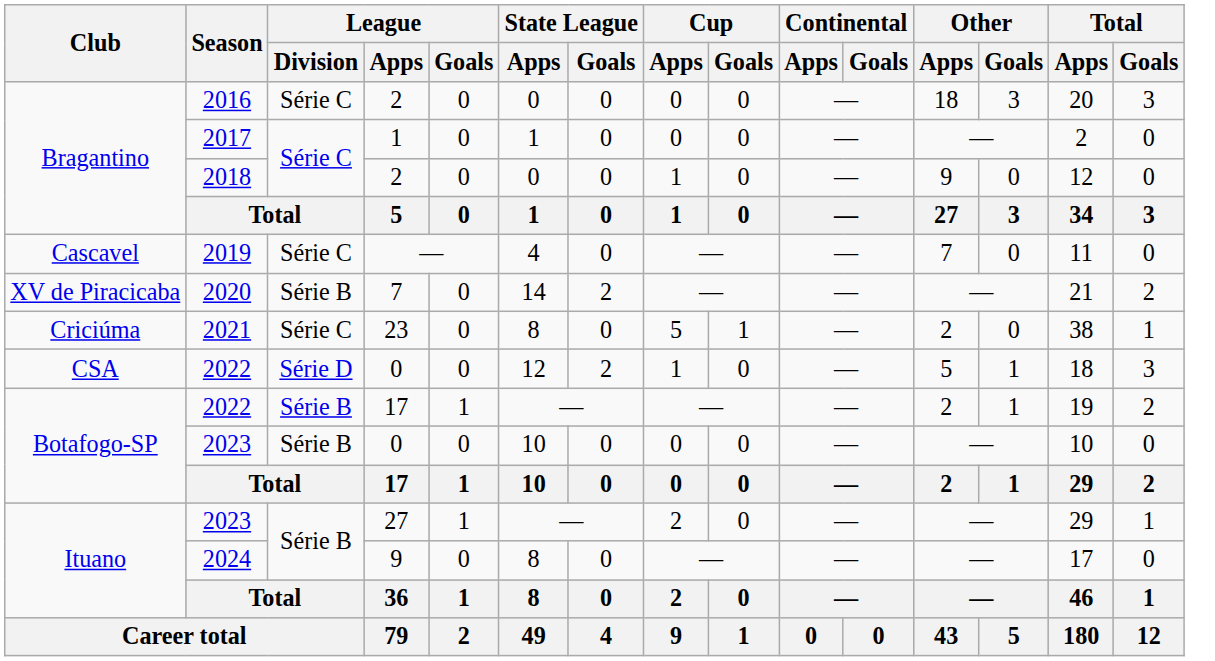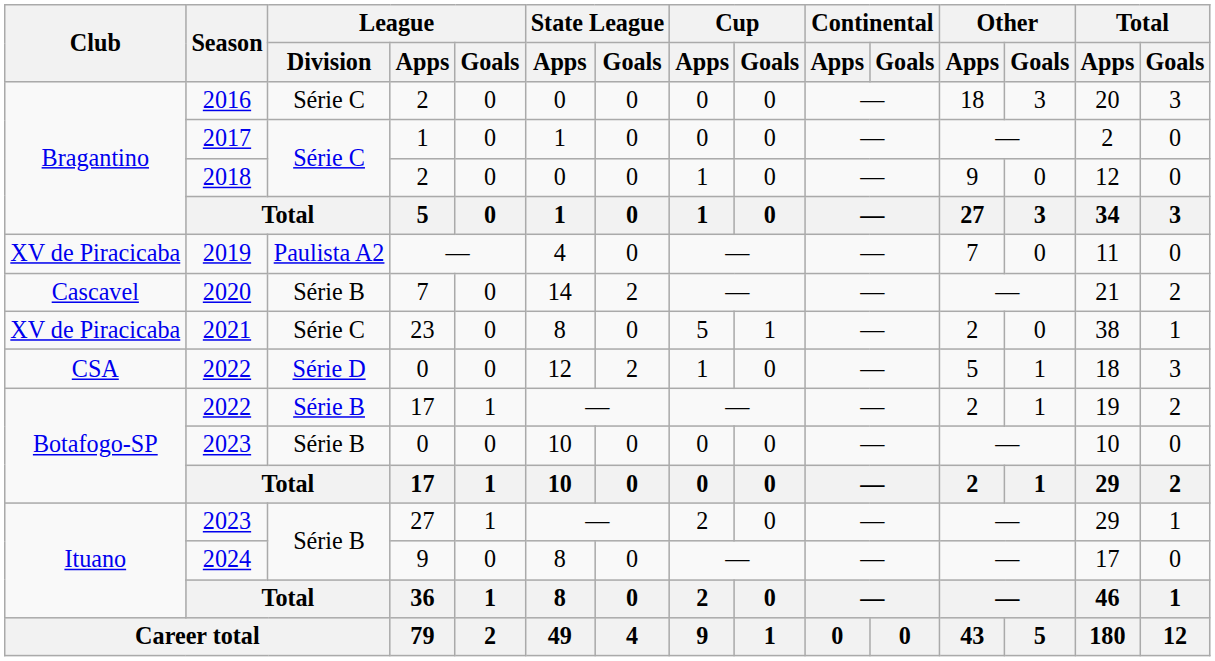(95, 253) Cascavel -> (95, 253) XV de Piracicaba
(316, 253) Série C -> (329, 253) Paulista A2
(95, 291) XV de Piracicaba -> (95, 291) Cascavel
(95, 330) Criciúma -> (95, 330) XV de Piracicaba
